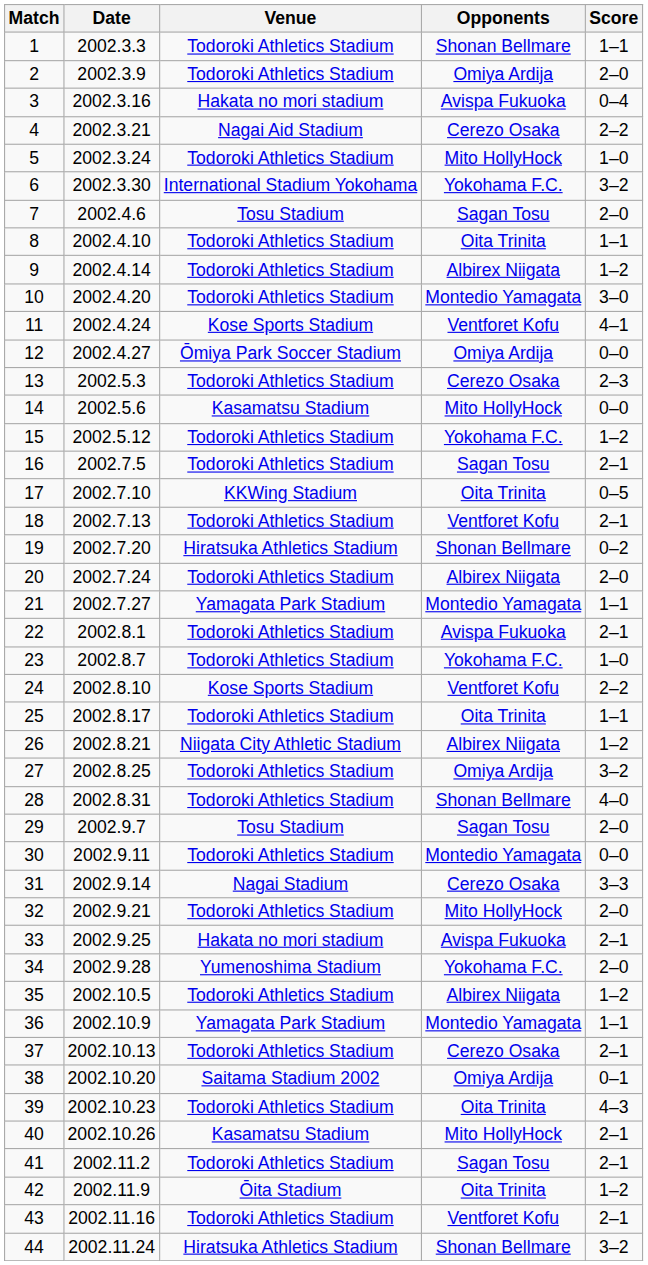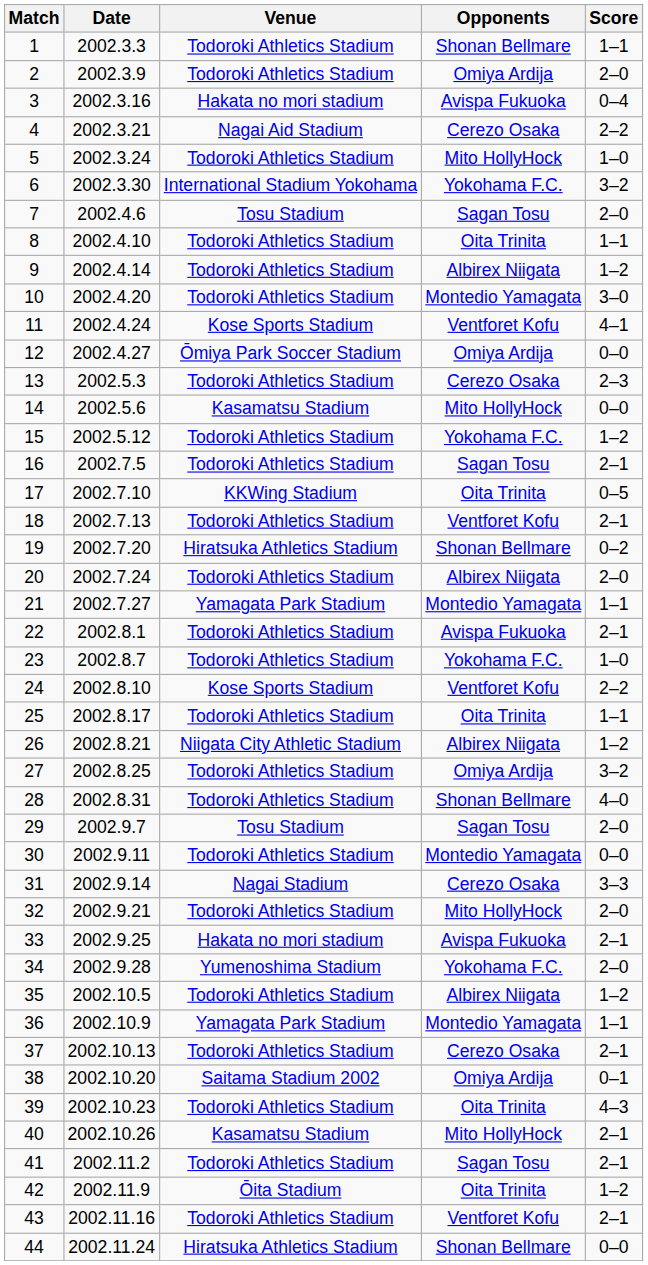(614, 1246) 3–2 -> (614, 1246) 0–0
